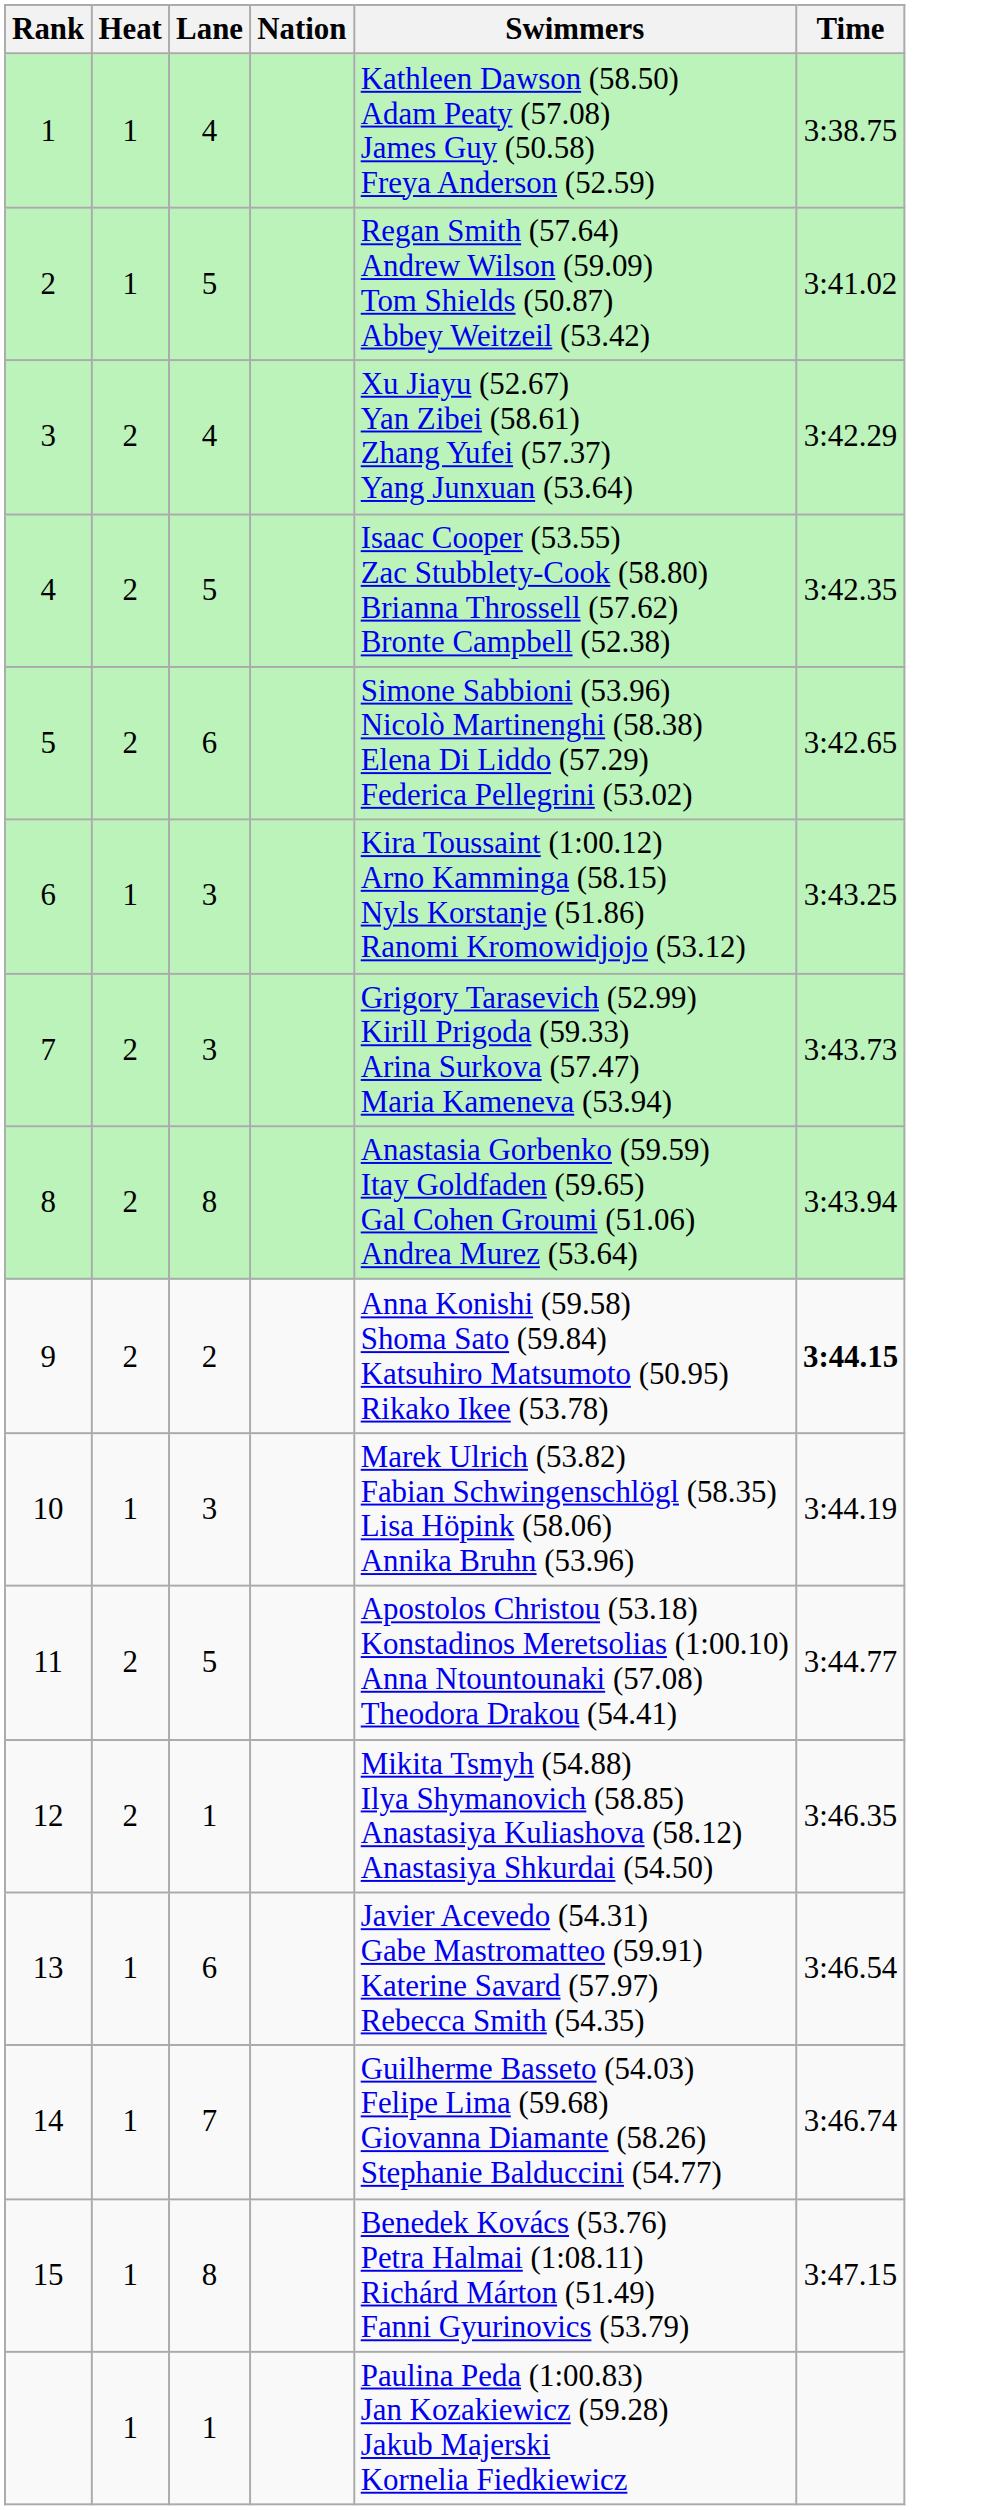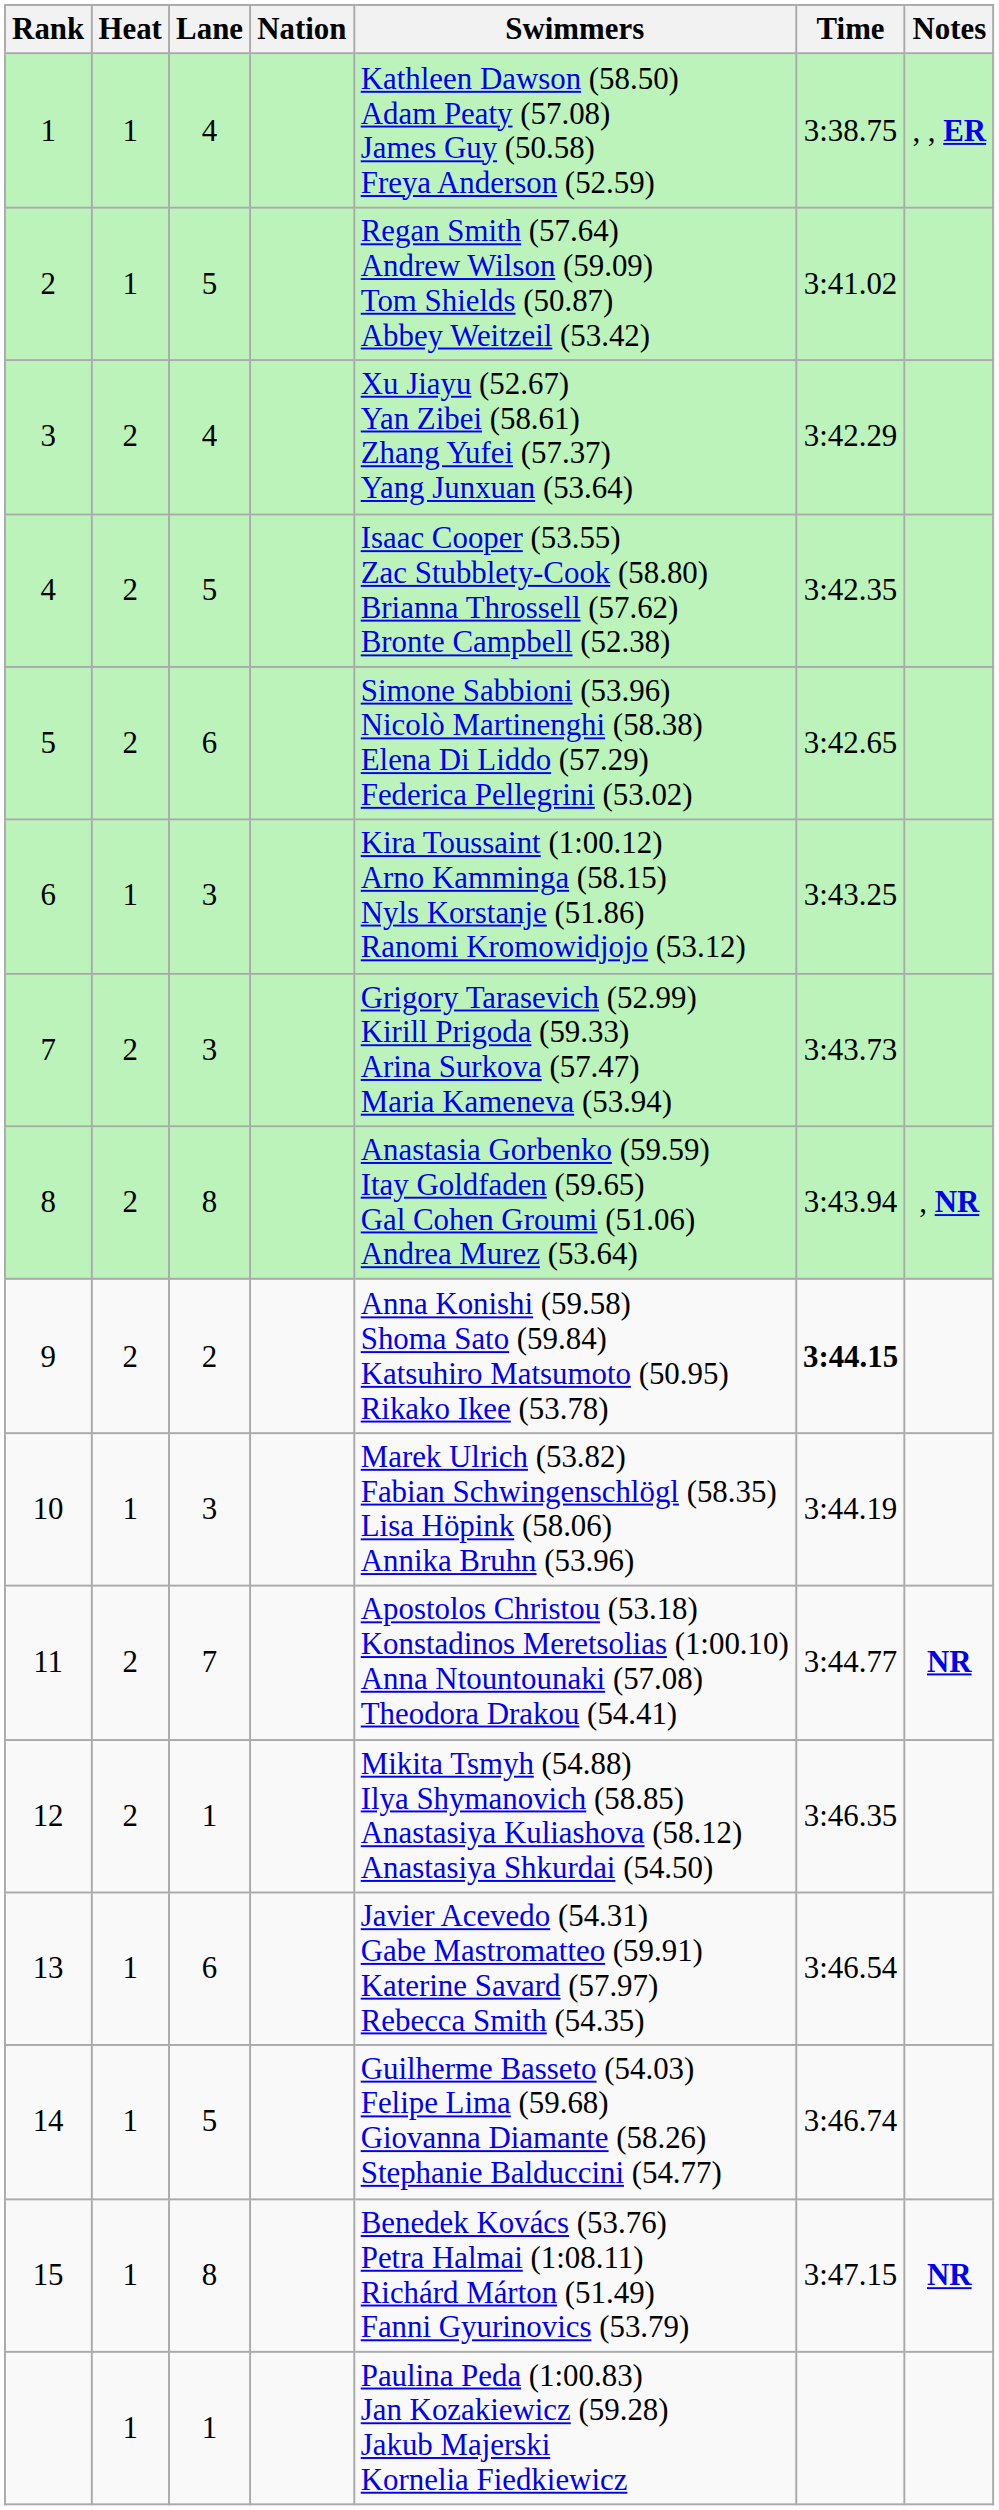+ column: (949, 28)
(210, 1662) 5 -> (210, 1662) 7
(210, 2121) 7 -> (210, 2121) 5
